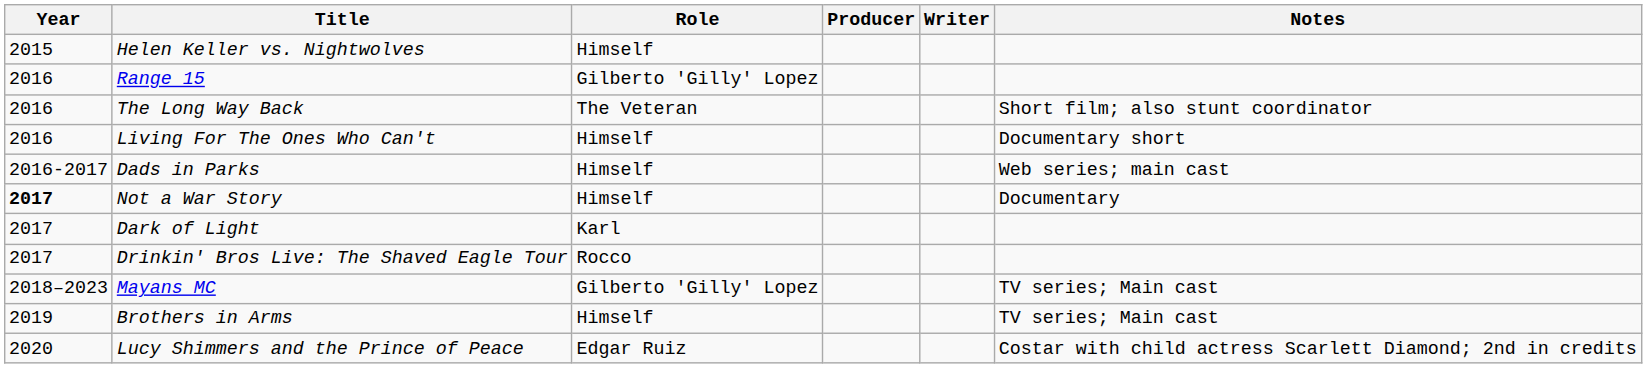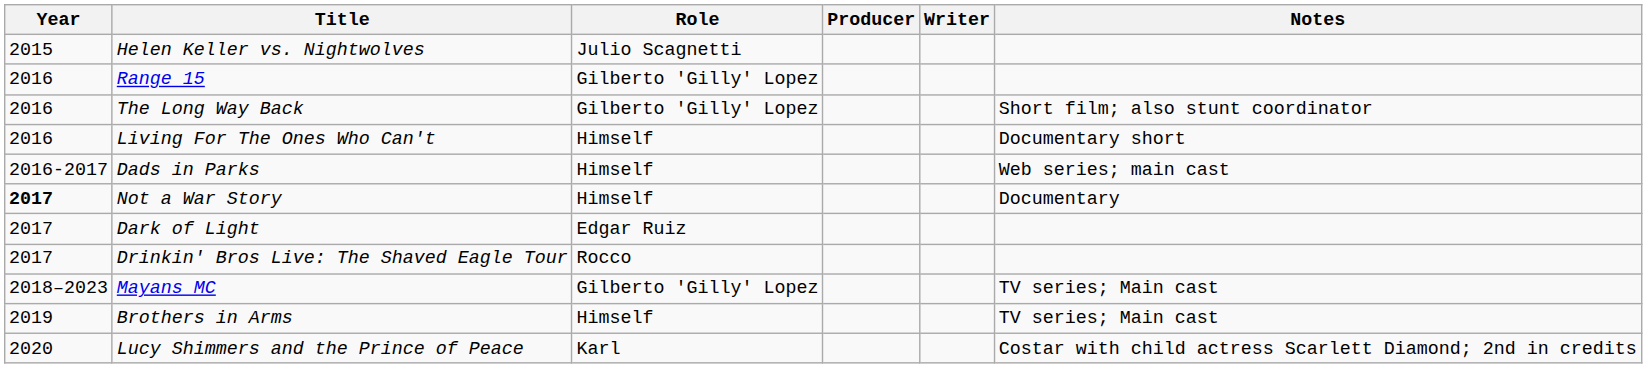(615, 50) Himself -> (659, 50) Julio Scagnetti
(637, 109) The Veteran -> (698, 109) Gilberto 'Gilly' Lopez
(599, 229) Karl -> (632, 229) Edgar Ruiz
(632, 348) Edgar Ruiz -> (599, 348) Karl
